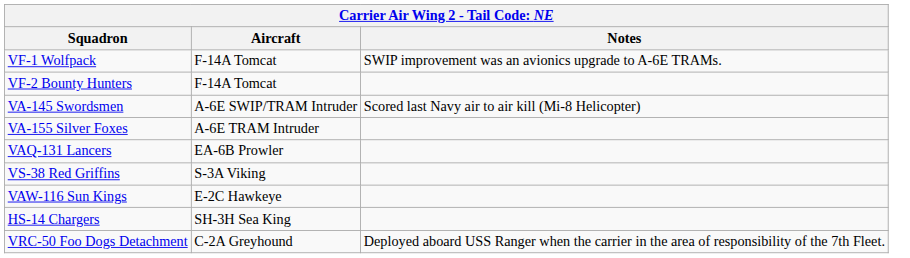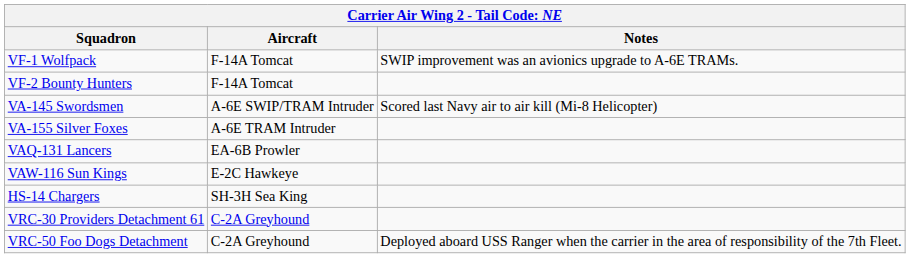- row: (64, 173)
+ row: (106, 219)
